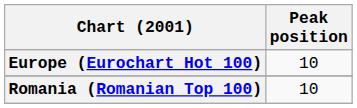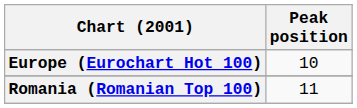(309, 90) 10 -> (309, 90) 11
